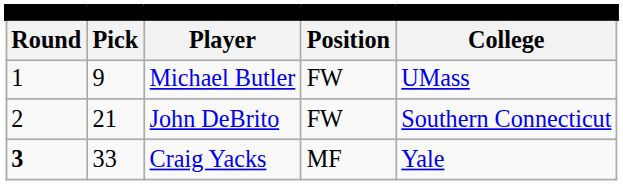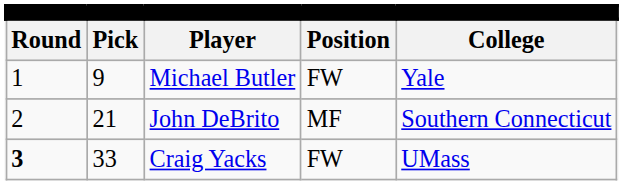(436, 79) UMass -> (423, 79) Yale
(325, 119) FW -> (324, 119) MF
(324, 159) MF -> (325, 159) FW
(423, 159) Yale -> (436, 159) UMass
